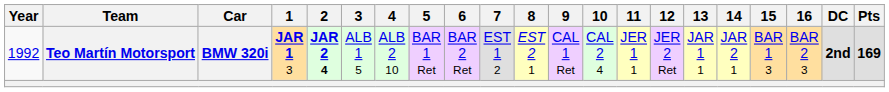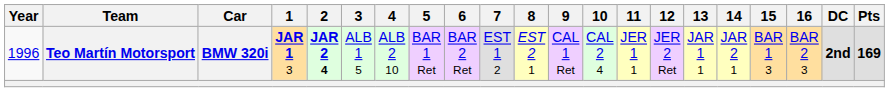(24, 53) 1992 -> (24, 53) 1996
